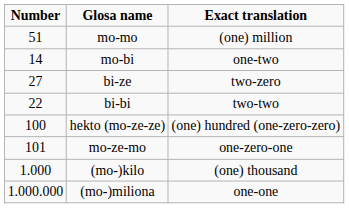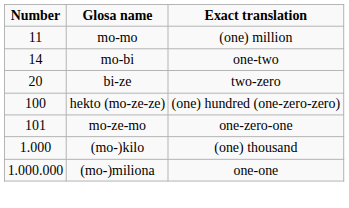(35, 37) 51 -> (35, 37) 11
(35, 81) 27 -> (35, 81) 20
- row: (117, 103)
